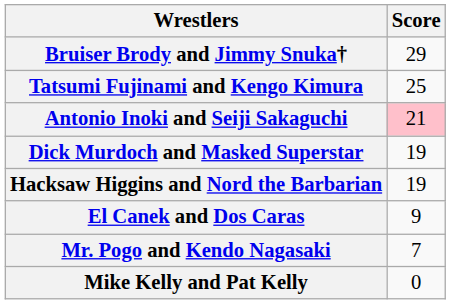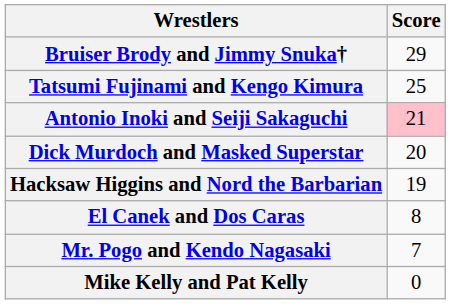(416, 151) 19 -> (416, 151) 20
(416, 217) 9 -> (416, 217) 8
